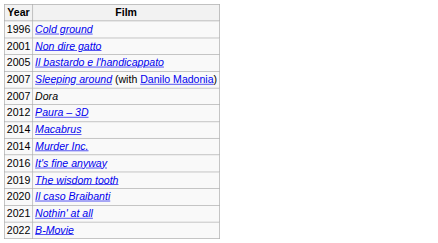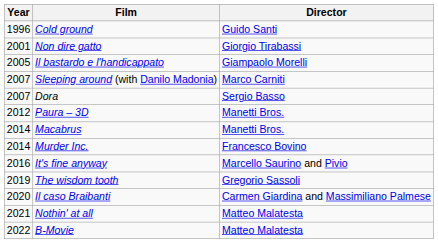+ column: (326, 12)
